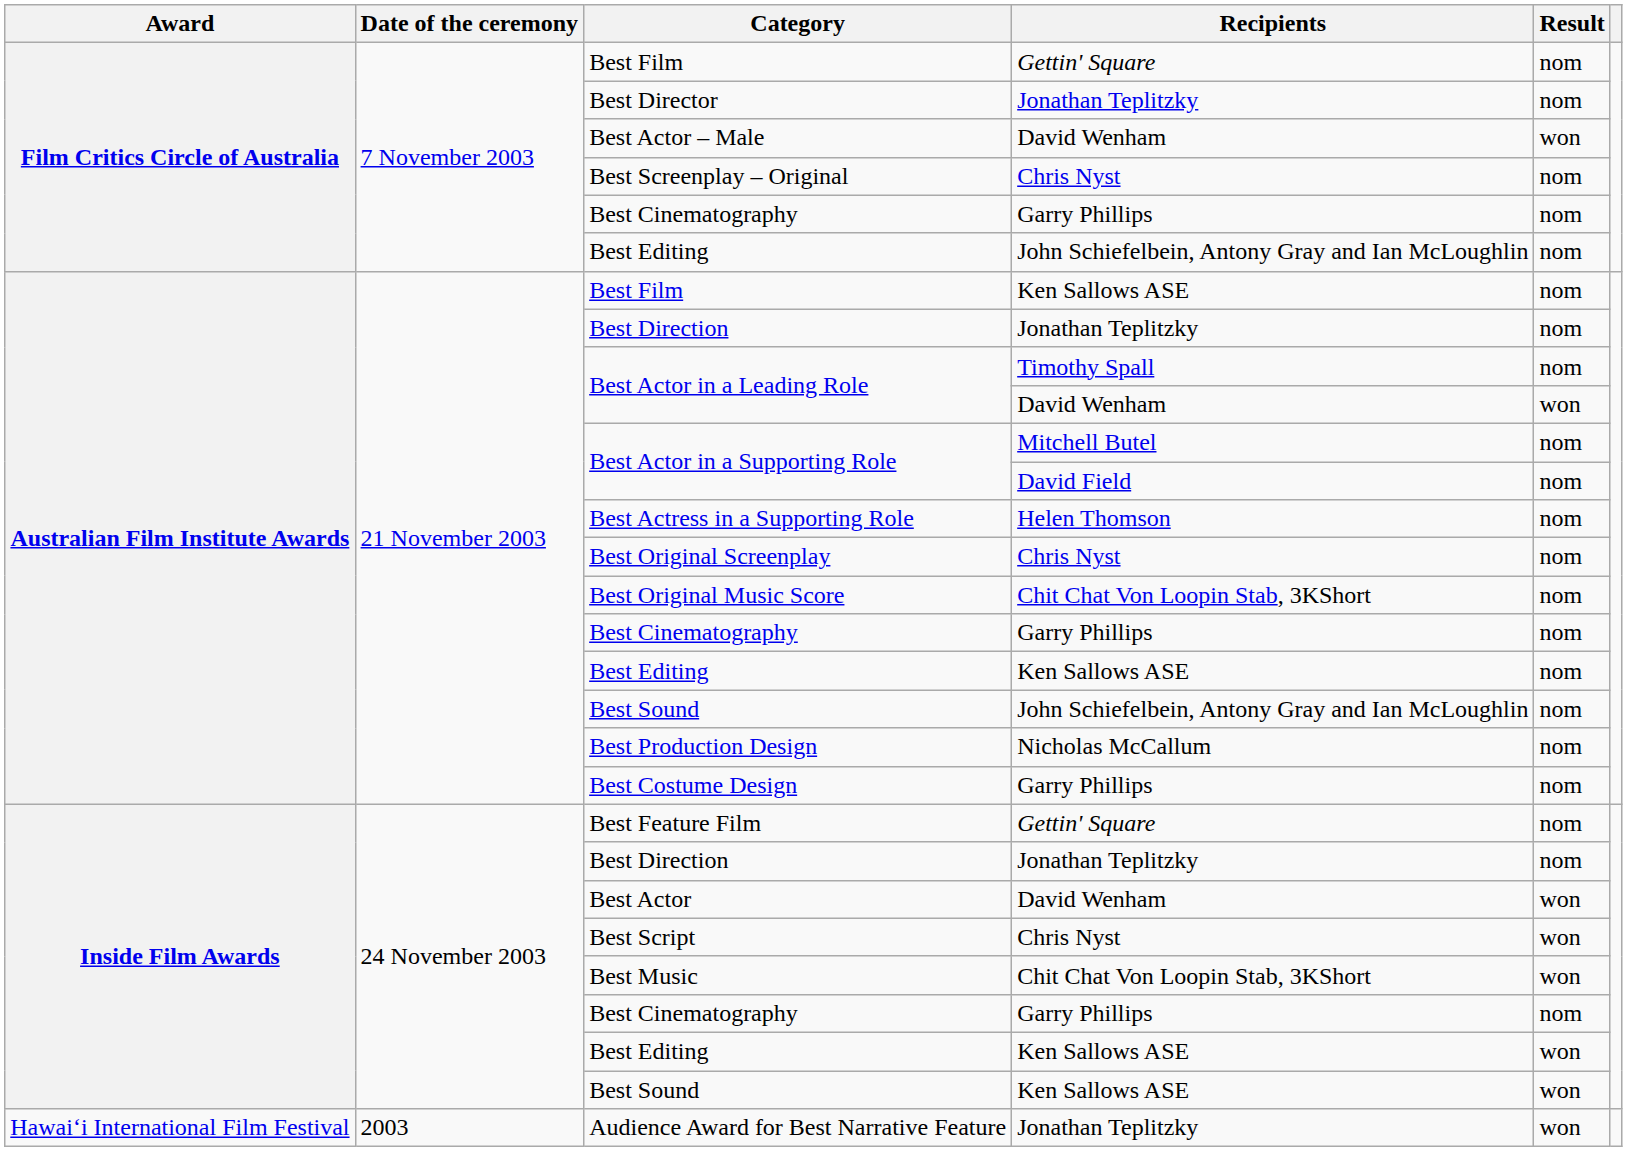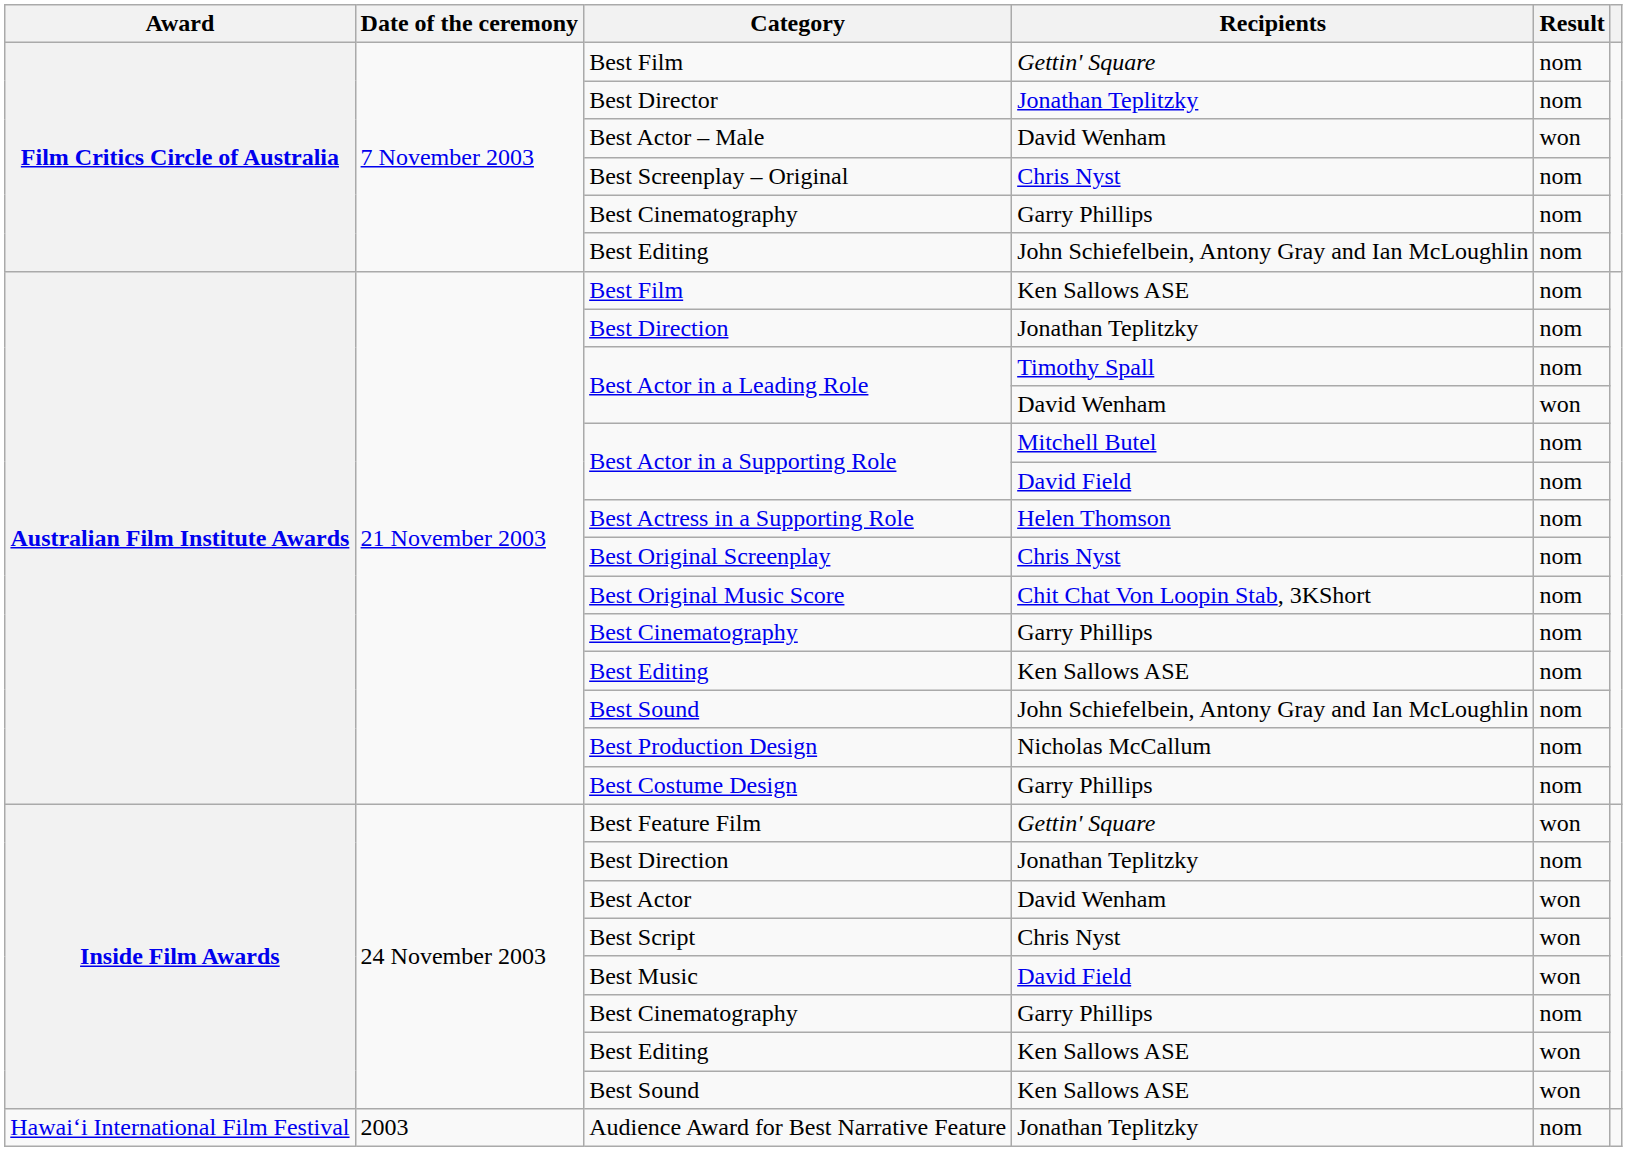(1561, 822) nom -> (1560, 822) won
(1194, 975) Chit Chat Von Loopin Stab, 3KShort -> (1074, 975) David Field
(1560, 1127) won -> (1561, 1127) nom
